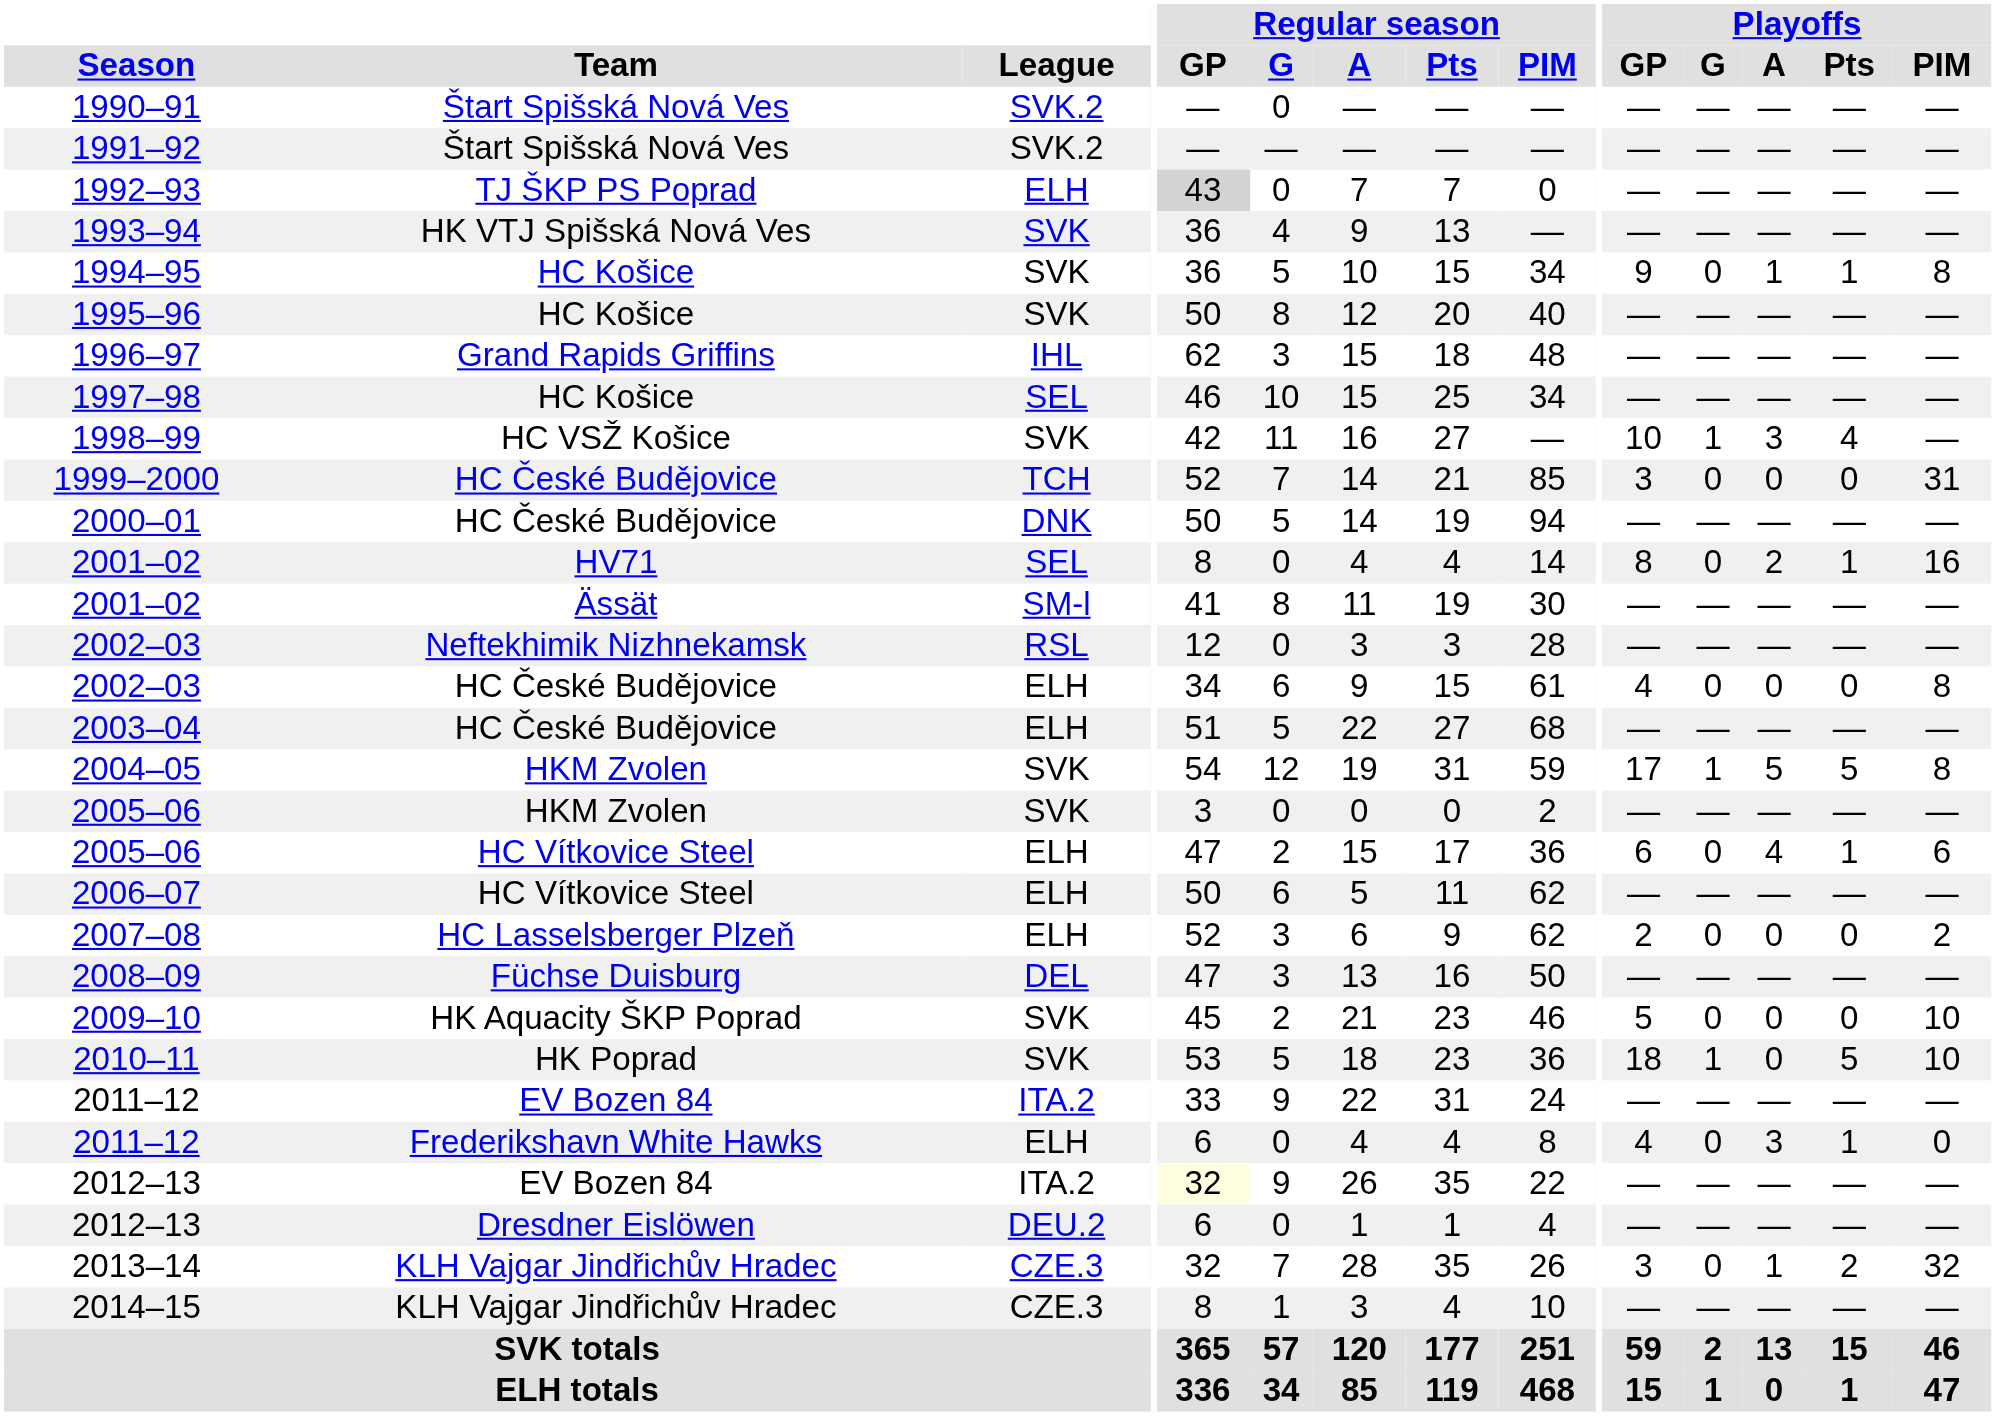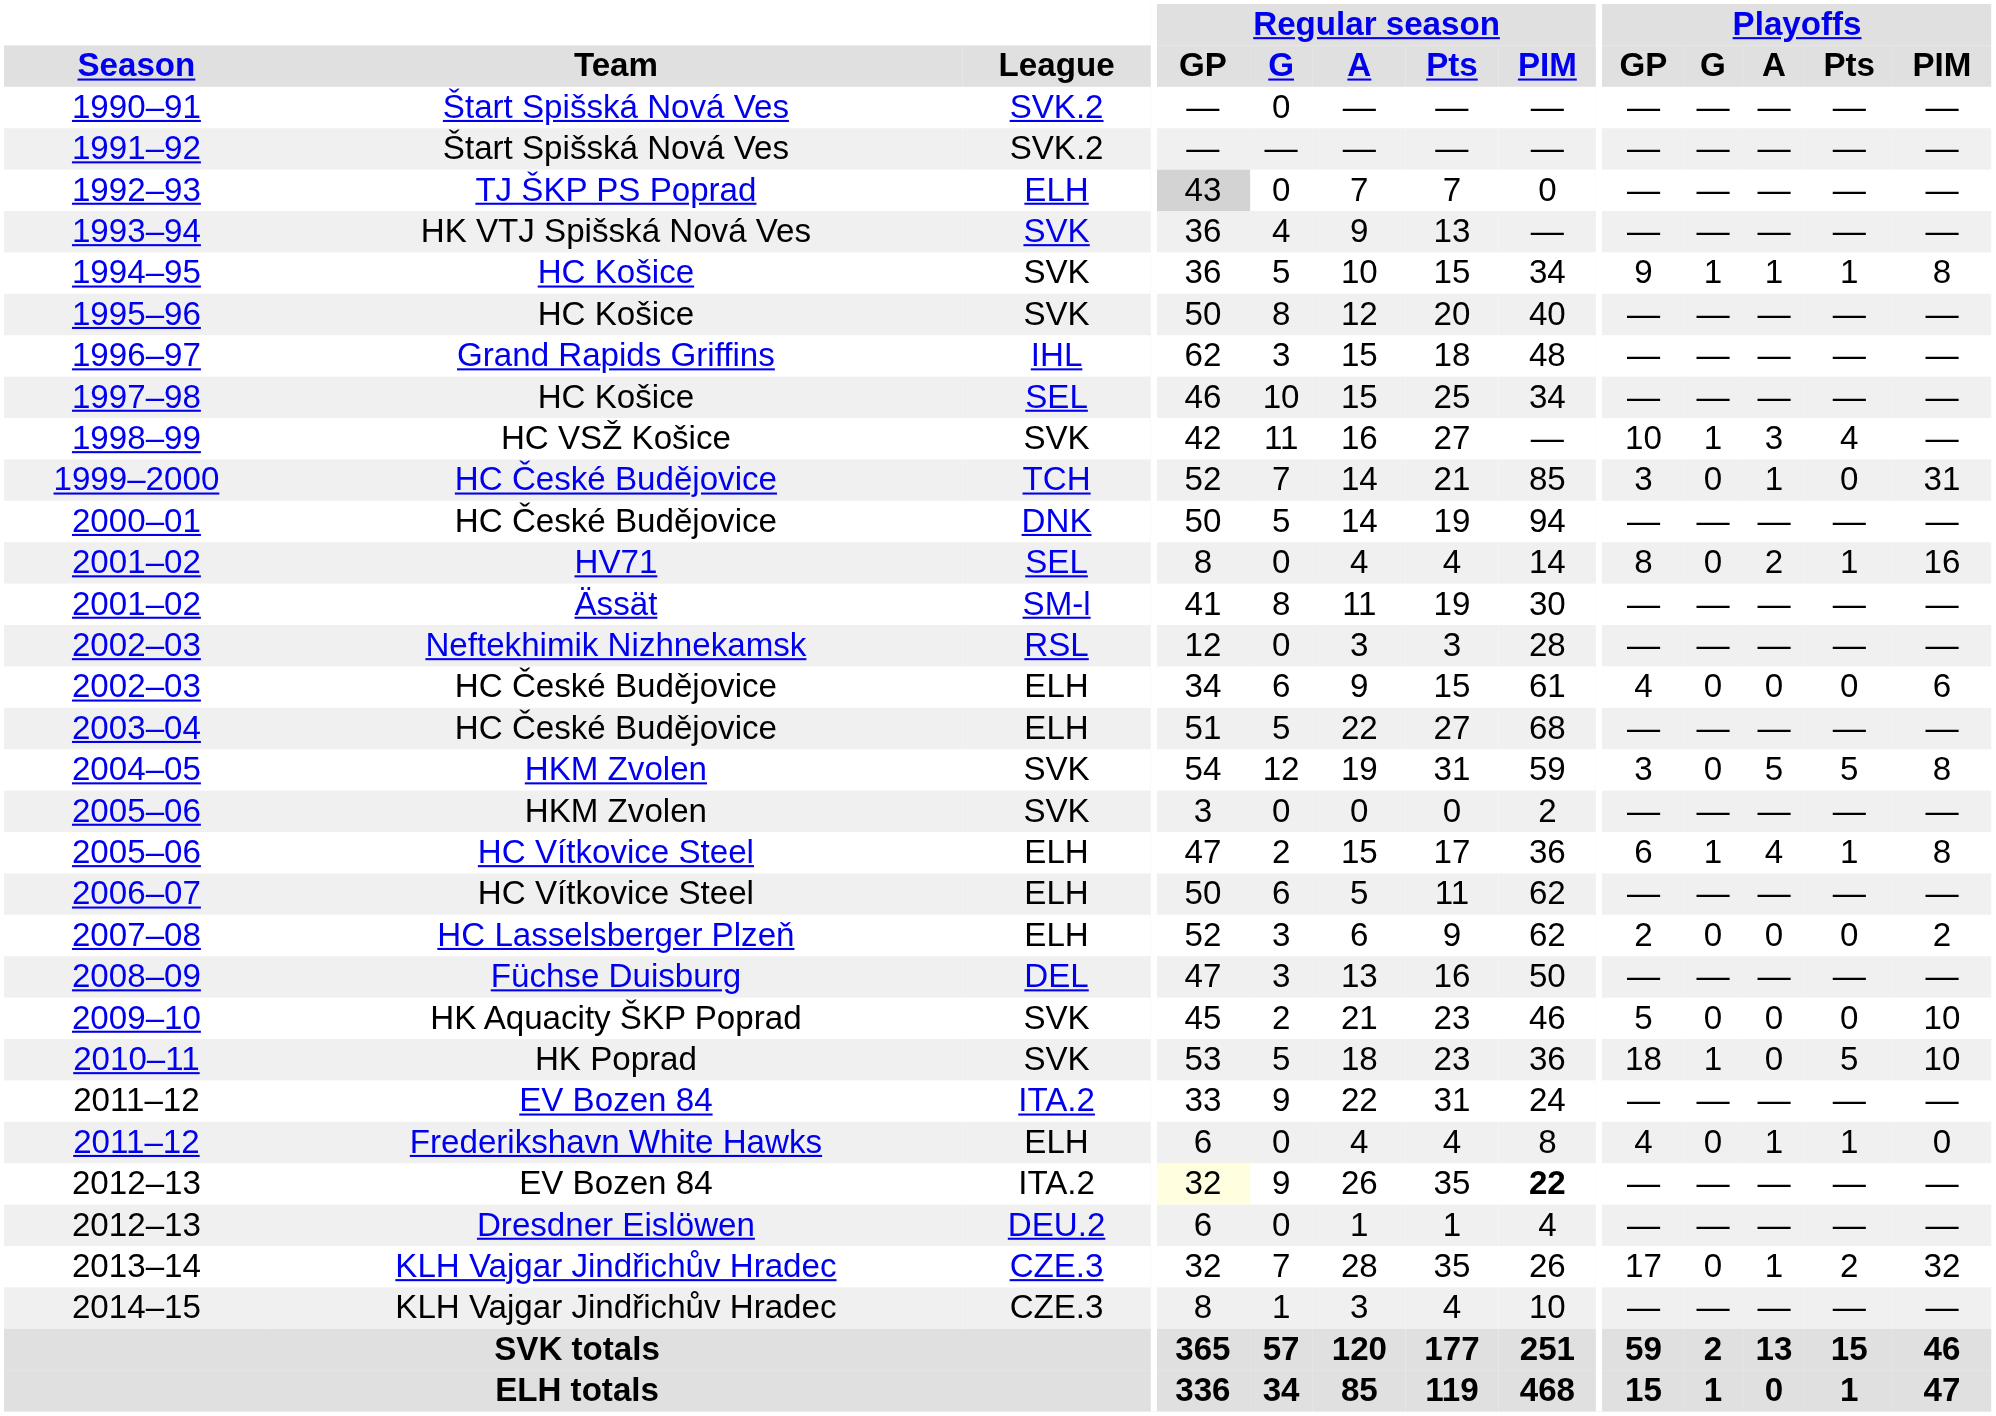(1713, 272) 0 -> (1713, 272) 1
(1774, 479) 0 -> (1774, 479) 1
(1942, 686) 8 -> (1942, 686) 6
(1643, 769) 17 -> (1643, 769) 3
(1713, 769) 1 -> (1713, 769) 0
(1713, 852) 0 -> (1713, 852) 1
(1942, 852) 6 -> (1942, 852) 8
(1774, 1141) 3 -> (1774, 1141) 1
(1547, 1183) normal -> (1547, 1183) bold
(1643, 1266) 3 -> (1643, 1266) 17
